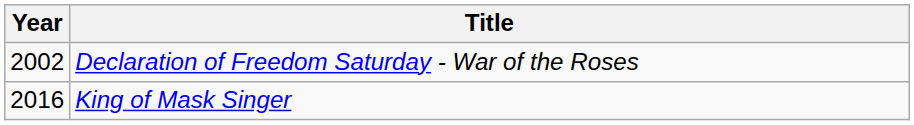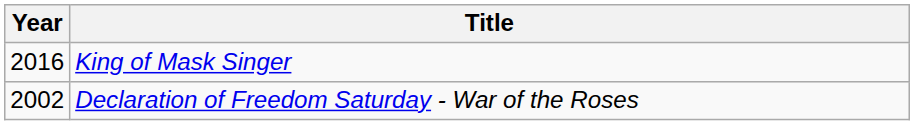rows swapped: (357, 61) <-> (183, 100)
